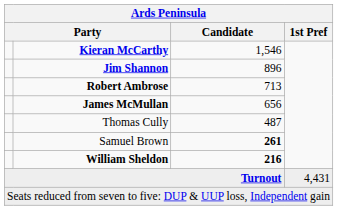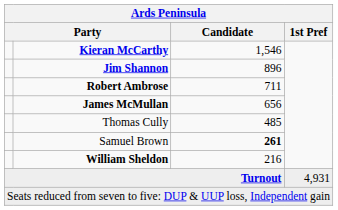(273, 86) 713 -> (273, 86) 711
(273, 123) 487 -> (273, 123) 485
(273, 159) bold -> (273, 159) normal
(317, 178) 4,431 -> (317, 178) 4,931
